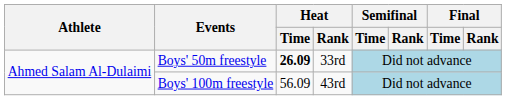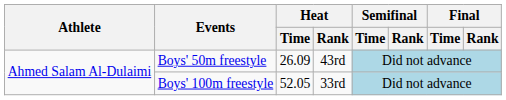(295, 61) bold -> (295, 61) normal
(333, 61) 33rd -> (333, 61) 43rd
(295, 83) 56.09 -> (295, 83) 52.05
(333, 83) 43rd -> (333, 83) 33rd
